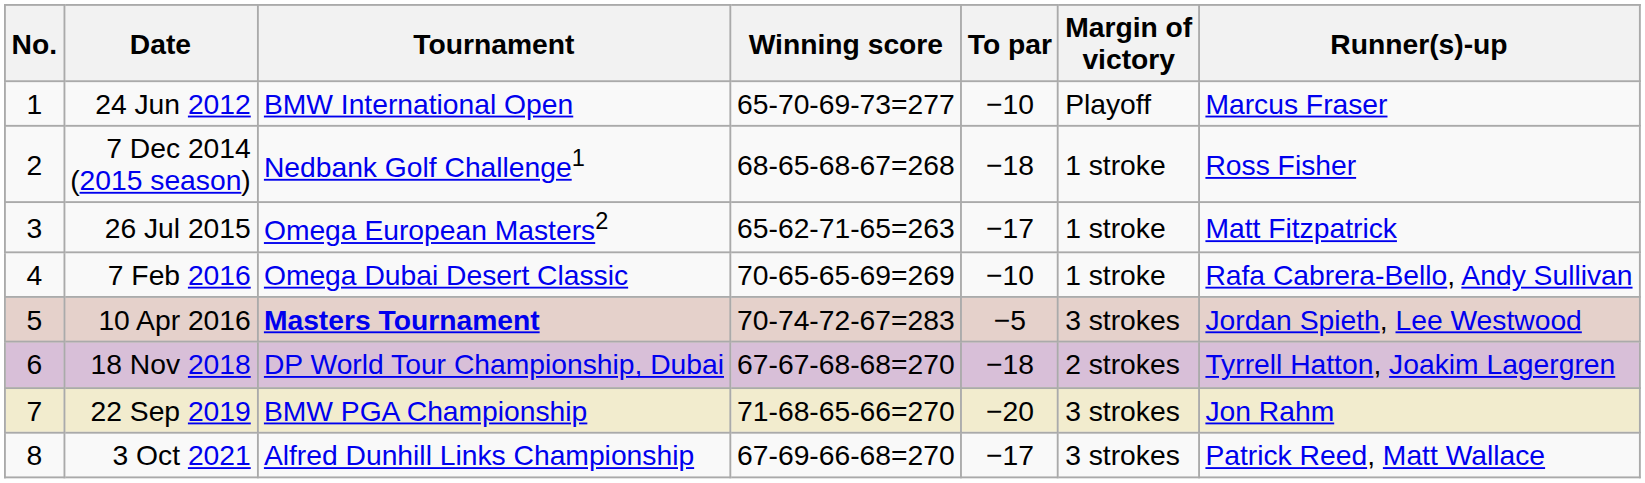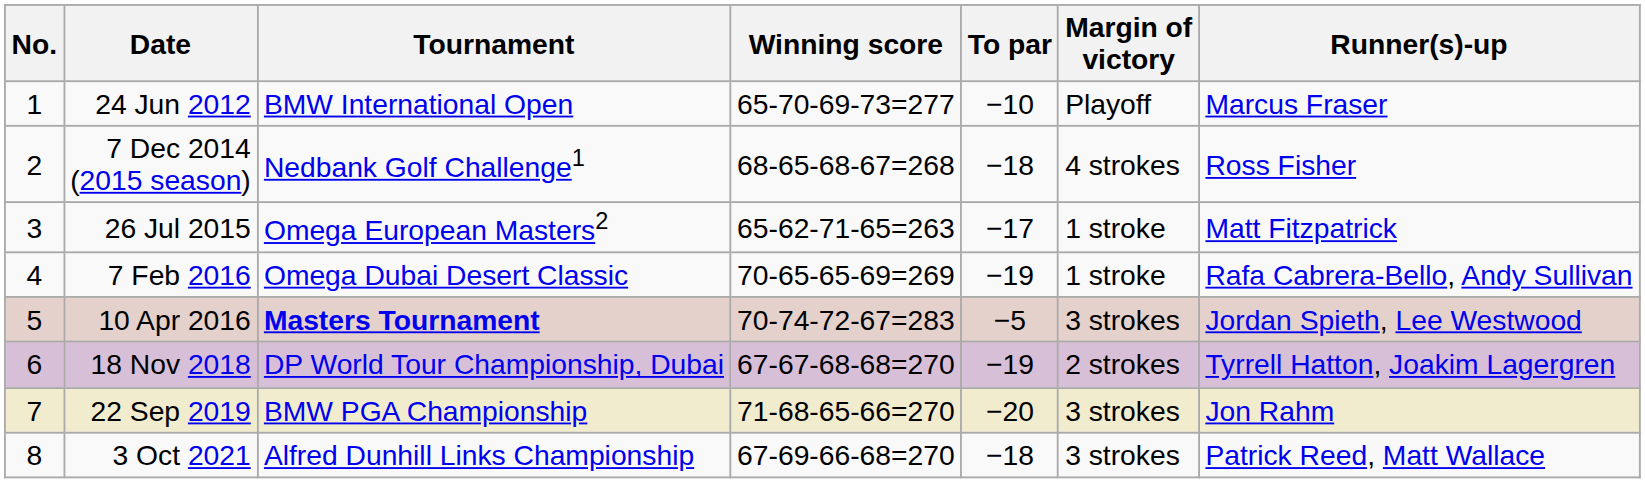(1115, 164) 1 stroke -> (1122, 164) 4 strokes
(1010, 275) −10 -> (1010, 275) −19
(1010, 365) −18 -> (1010, 365) −19
(1010, 454) −17 -> (1010, 454) −18
